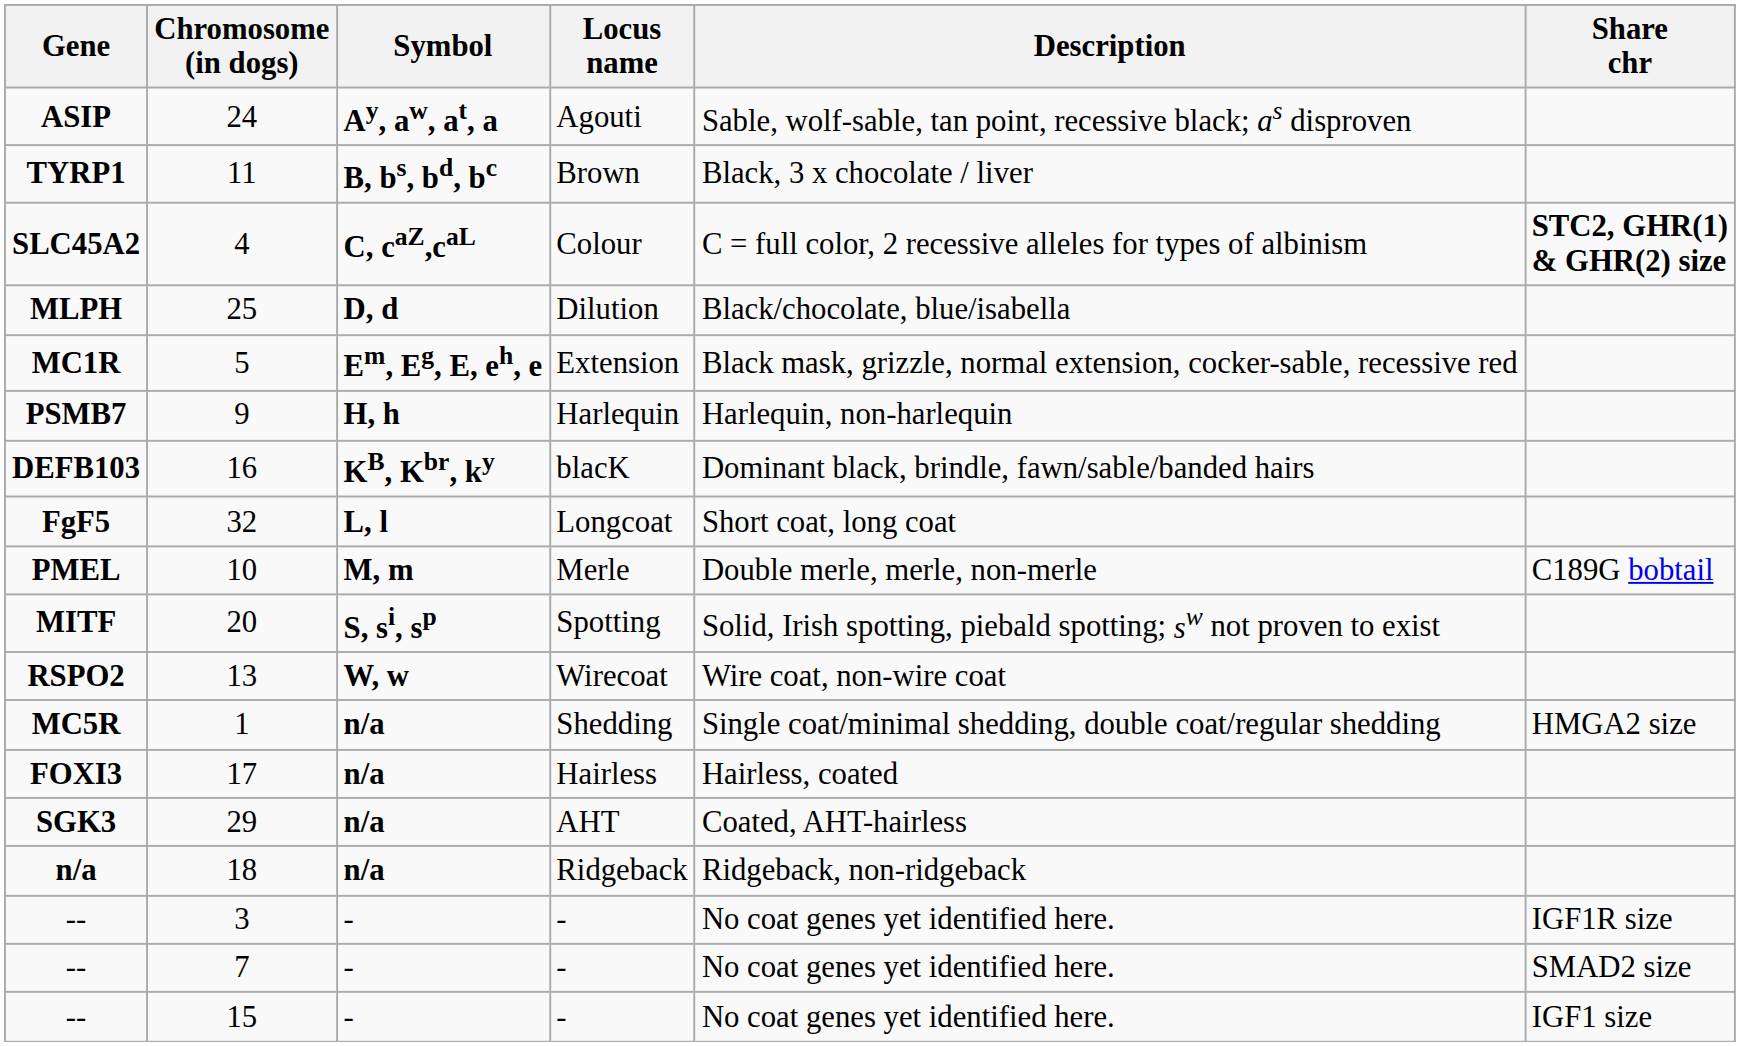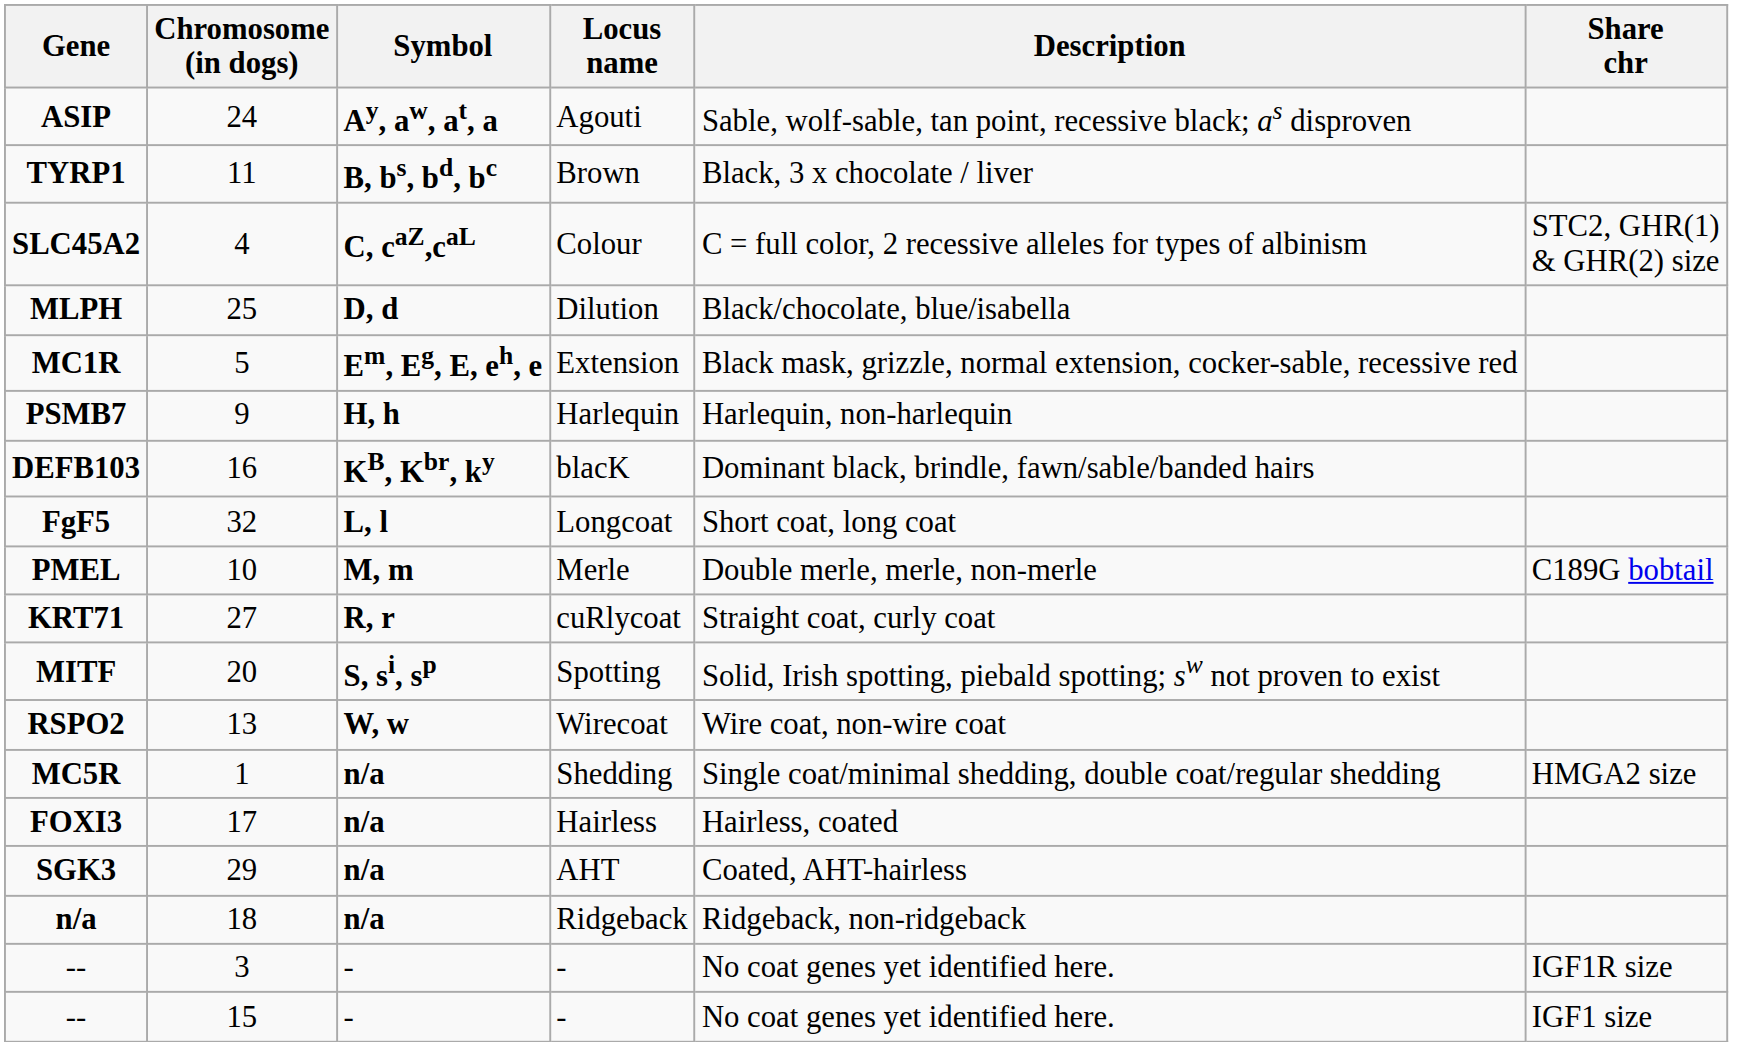(1630, 243) bold -> (1626, 243) normal
+ row: (242, 618)
- row: (242, 967)
